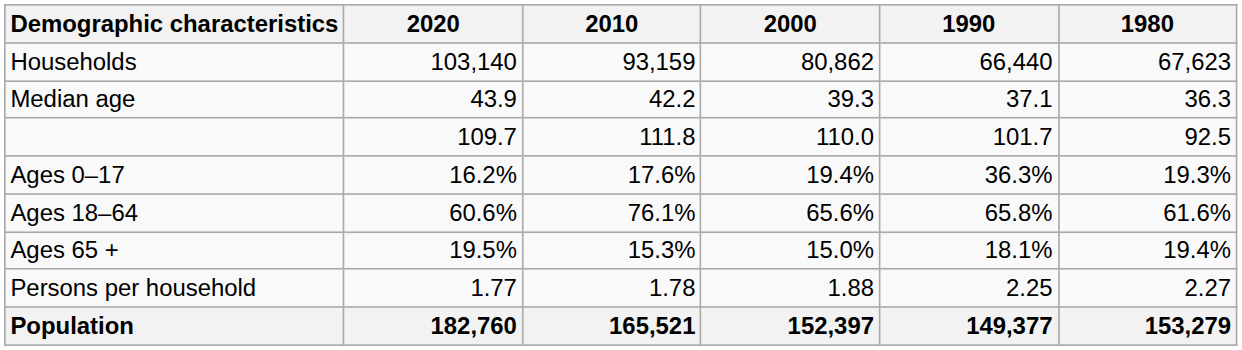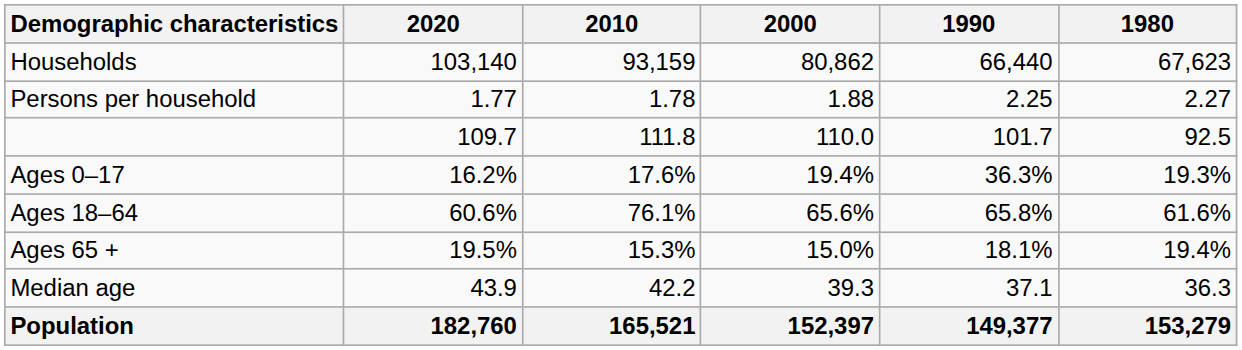rows swapped: (133, 288) <-> (73, 100)
